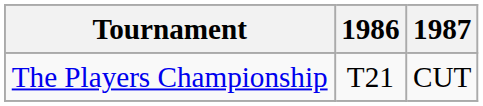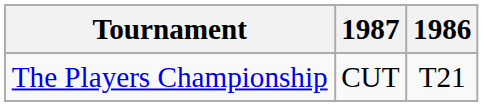columns swapped: (370, 28) <-> (442, 28)
